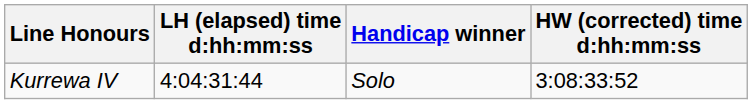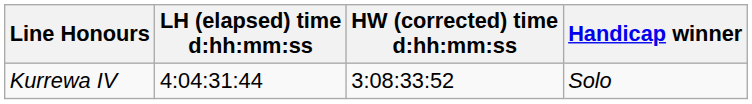columns swapped: (438, 33) <-> (639, 33)
